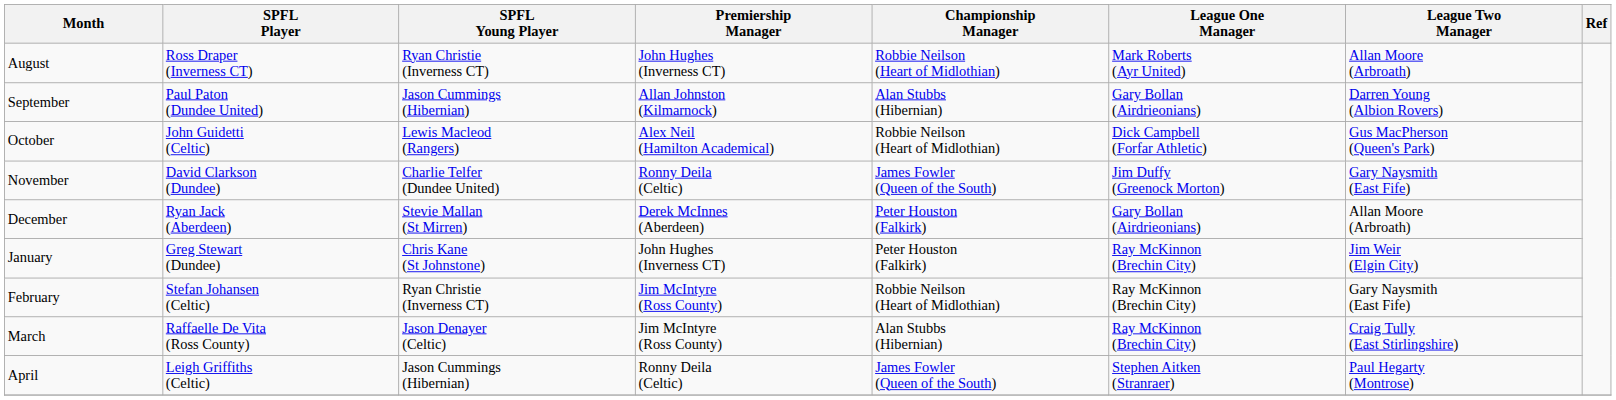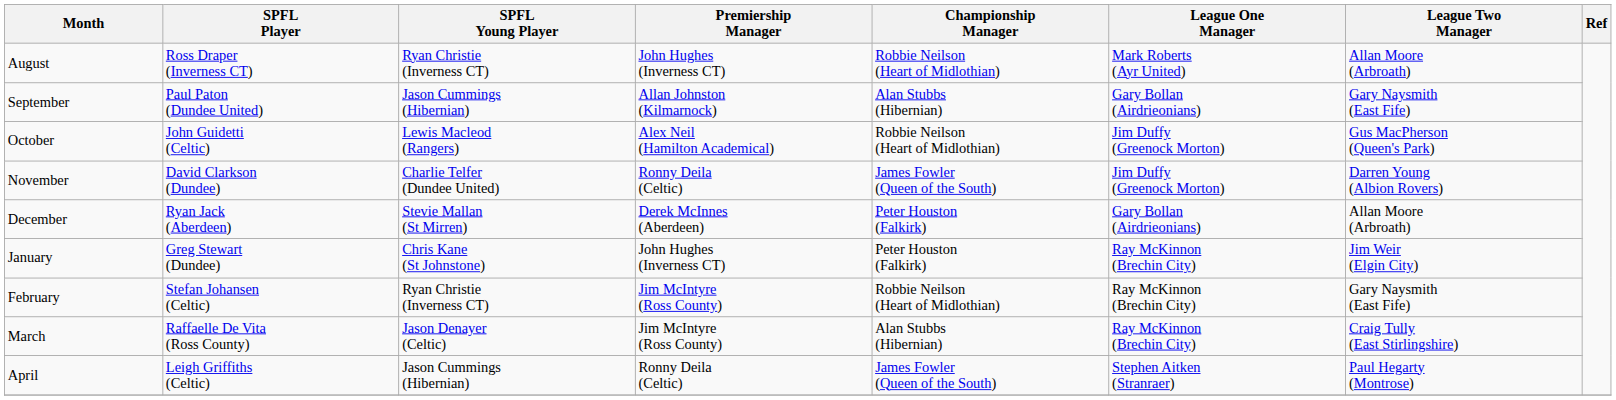(1396, 102) Darren Young (Albion Rovers) -> (1393, 102) Gary Naysmith (East Fife)
(1159, 141) Dick Campbell (Forfar Athletic) -> (1168, 141) Jim Duffy (Greenock Morton)
(1393, 180) Gary Naysmith (East Fife) -> (1396, 180) Darren Young (Albion Rovers)
